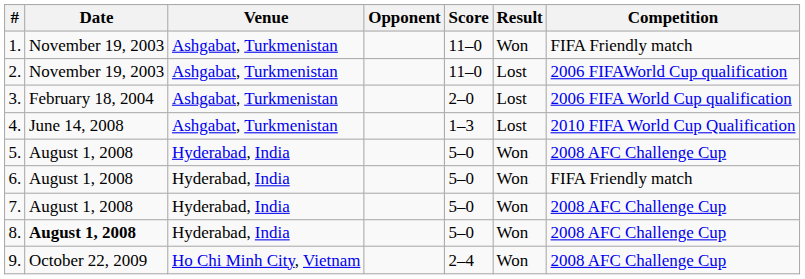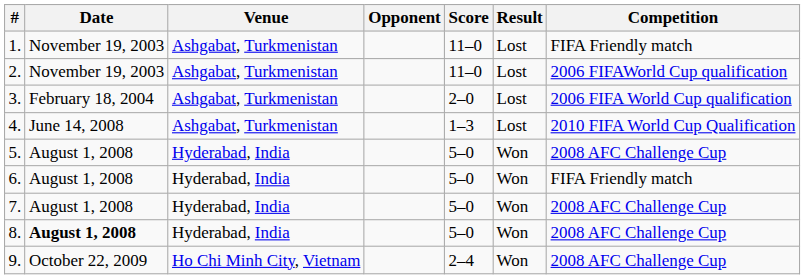(512, 44) Won -> (512, 44) Lost
